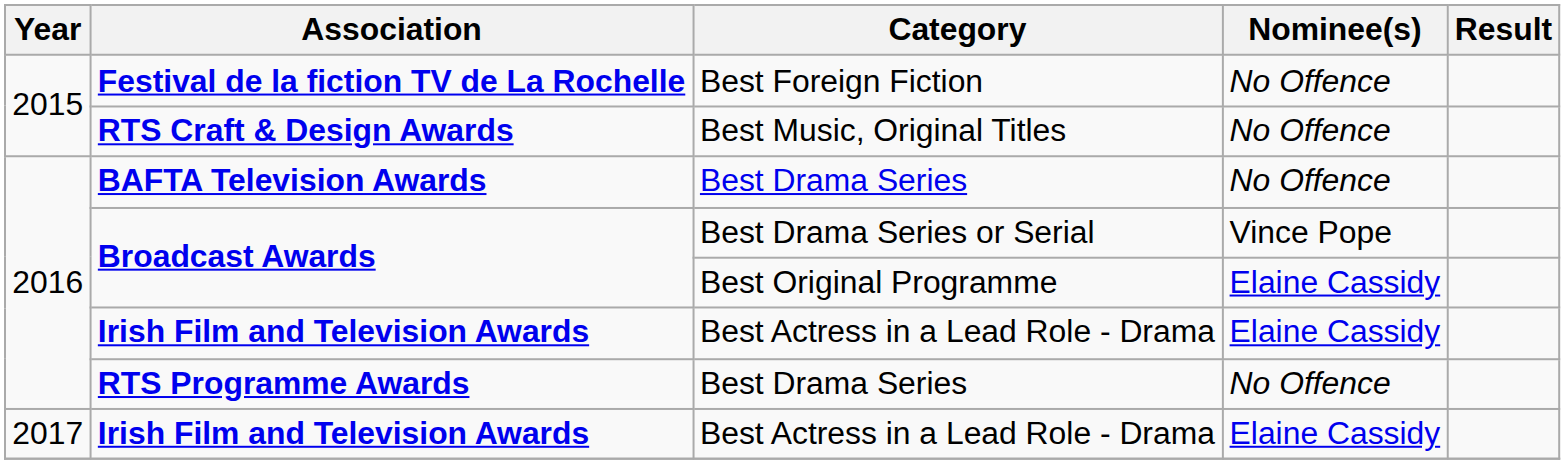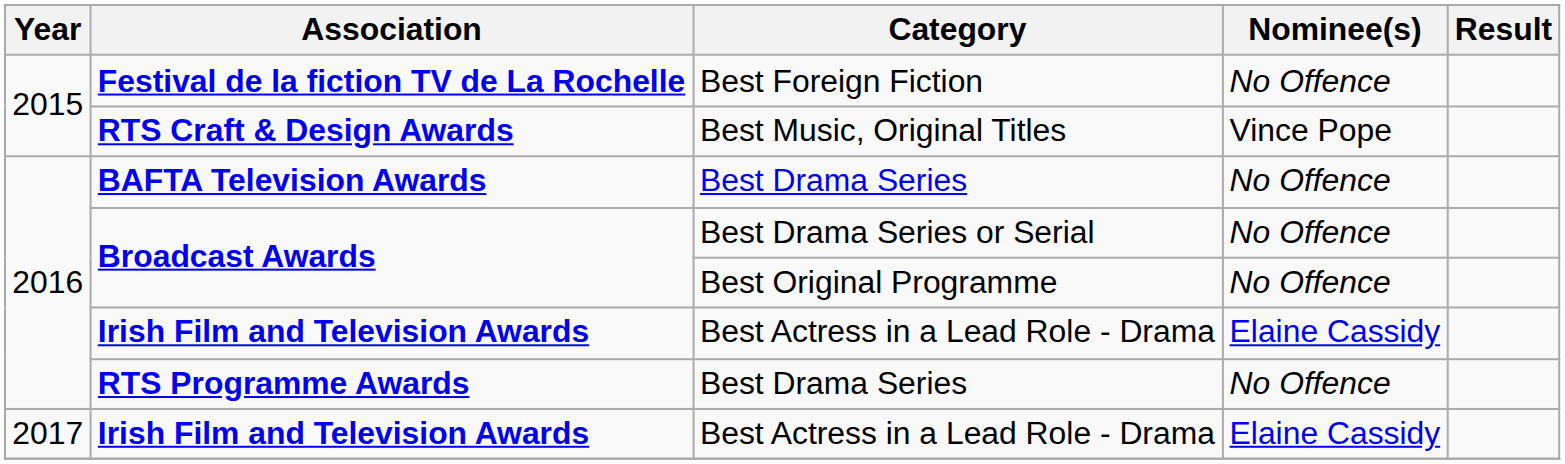(1310, 130) No Offence -> (1311, 130) Vince Pope
(1311, 231) Vince Pope -> (1310, 231) No Offence
(1335, 282) Elaine Cassidy -> (1310, 282) No Offence
